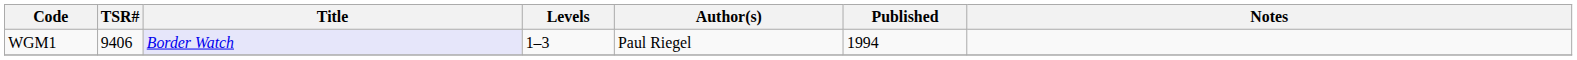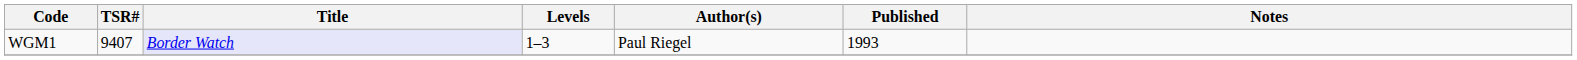(117, 42) 9406 -> (117, 42) 9407
(863, 42) 1994 -> (863, 42) 1993
